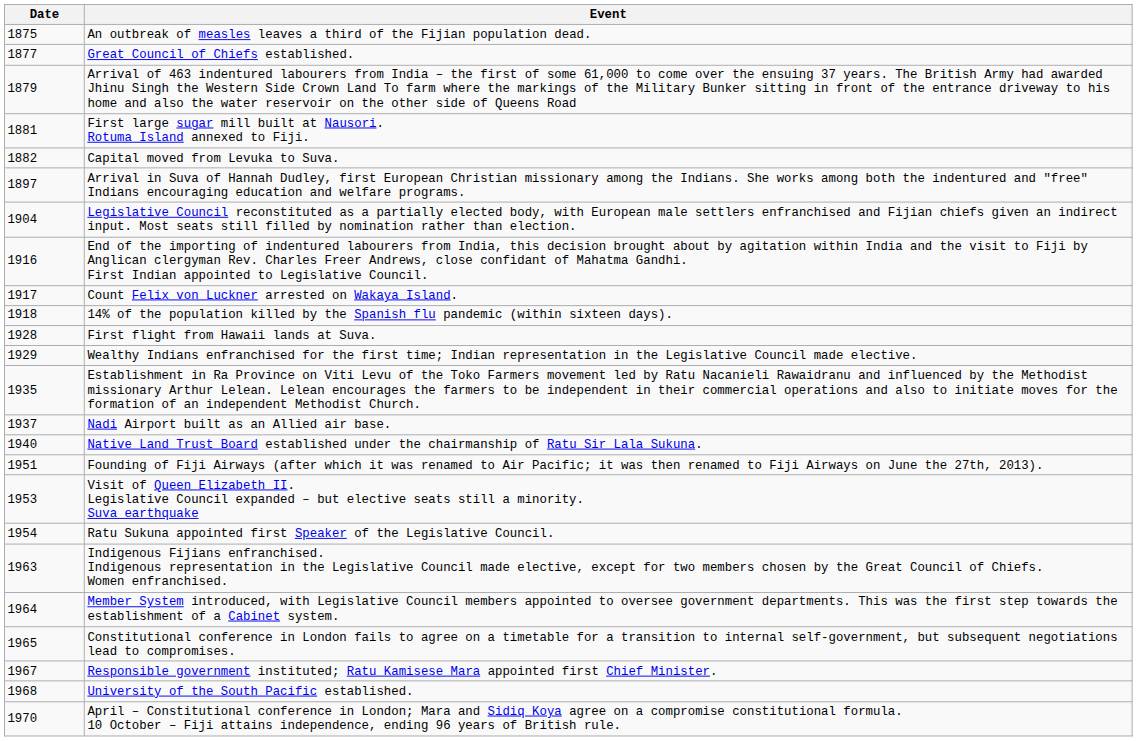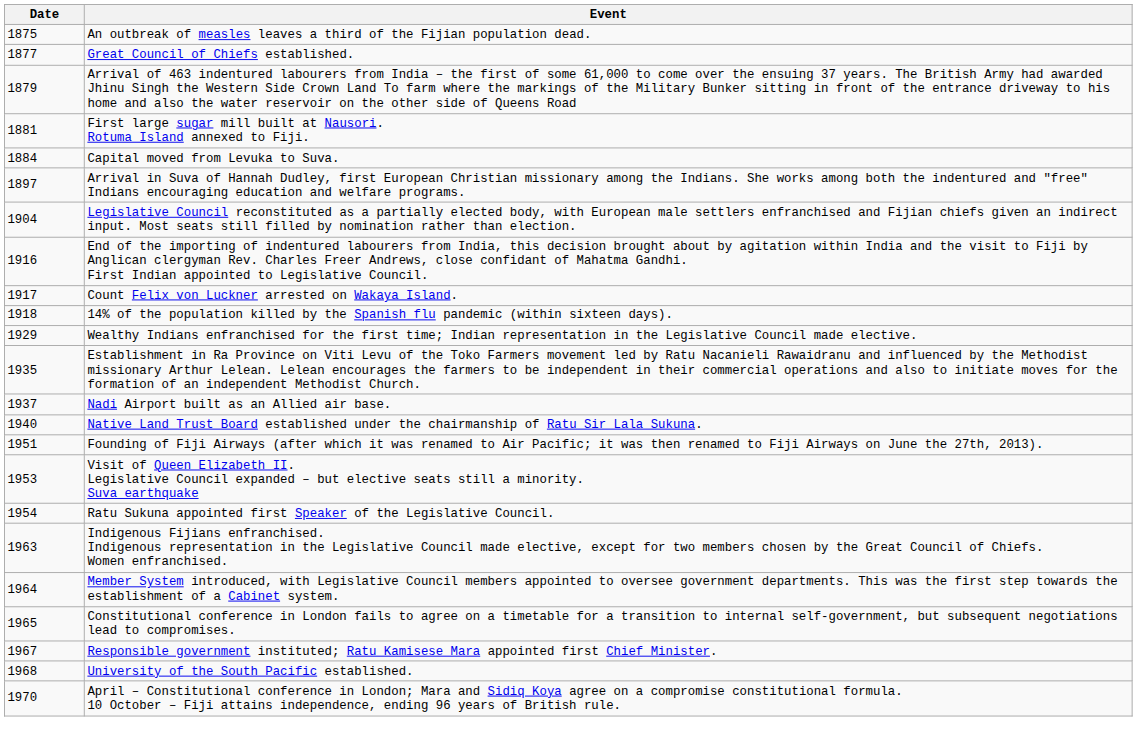(22, 158) 1882 -> (22, 158) 1884
- row: (232, 336)
